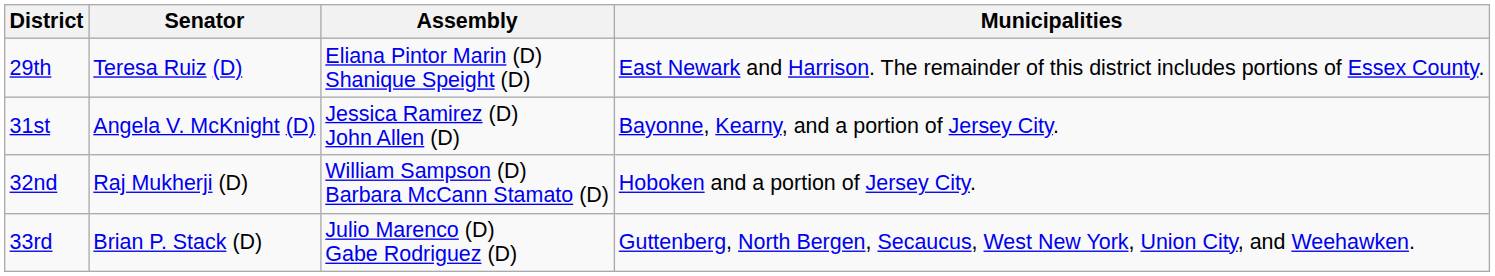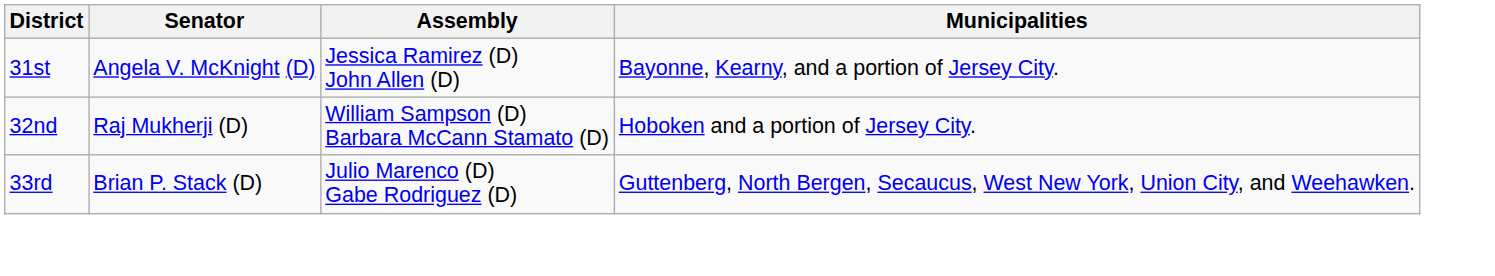- row: (30, 67)
